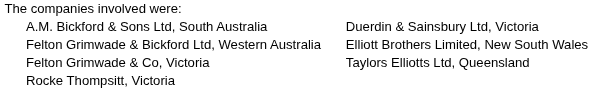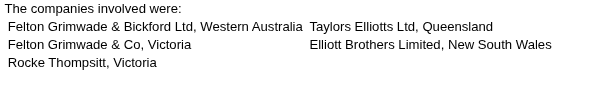- row: (147, 26)
(467, 45) Elliott Brothers Limited, New South Wales -> (401, 26) Taylors Elliotts Ltd, Queensland
(438, 63) Taylors Elliotts Ltd, Queensland -> (431, 45) Elliott Brothers Limited, New South Wales
